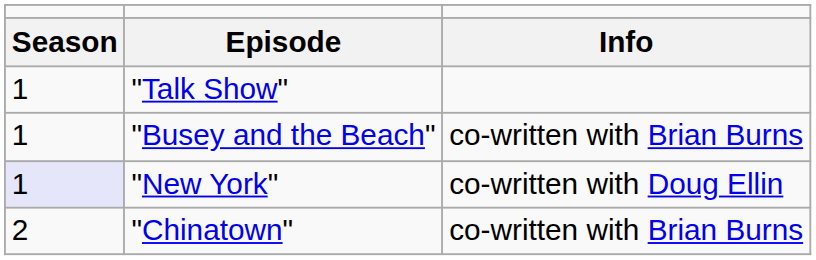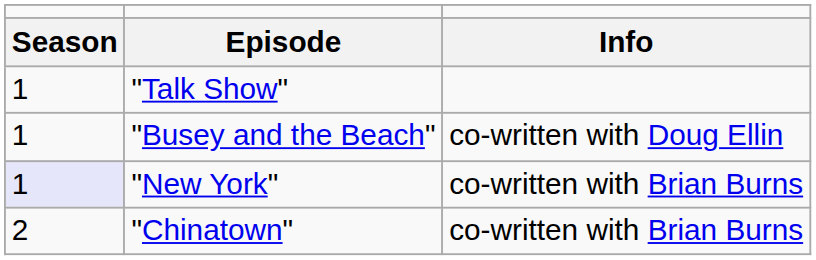(626, 136) co-written with Brian Burns -> (616, 136) co-written with Doug Ellin
(616, 183) co-written with Doug Ellin -> (626, 183) co-written with Brian Burns
